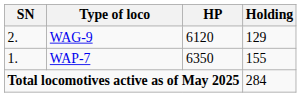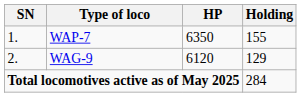rows swapped: (70, 59) <-> (71, 37)
